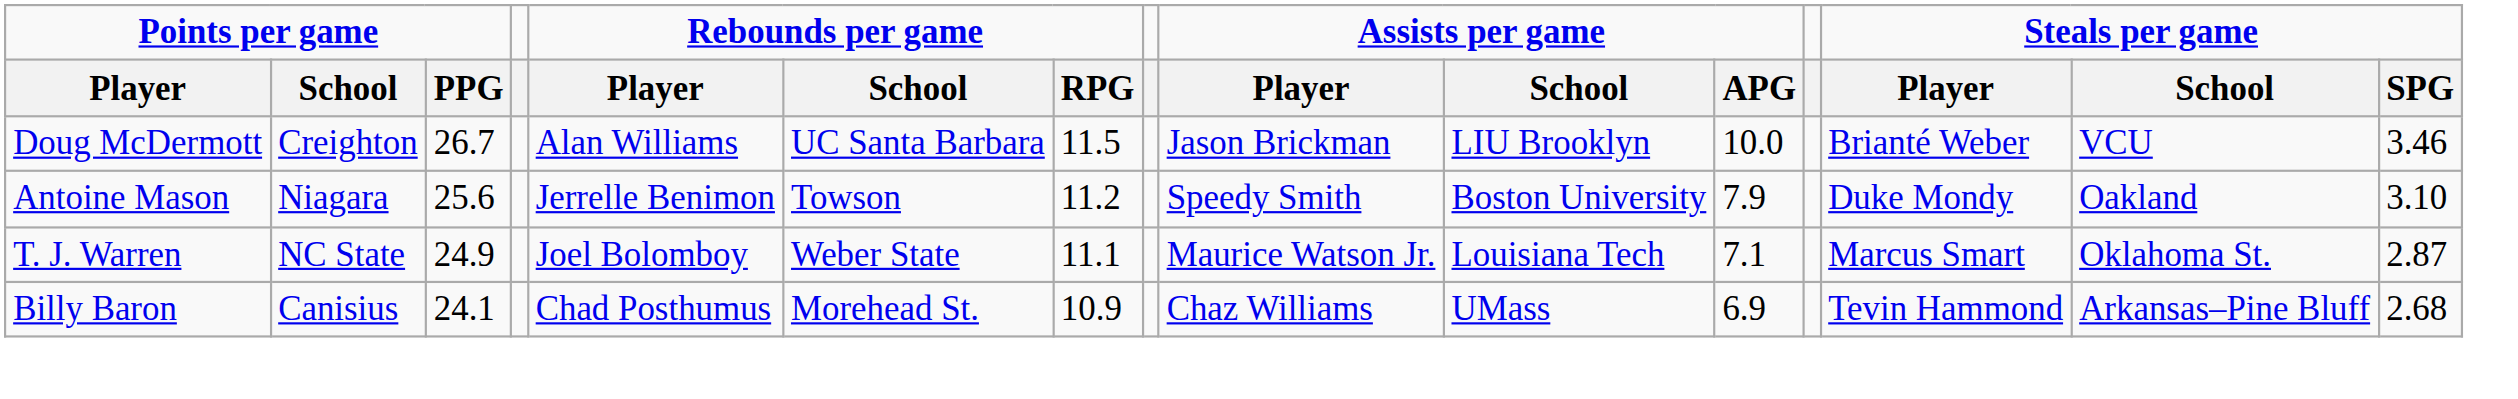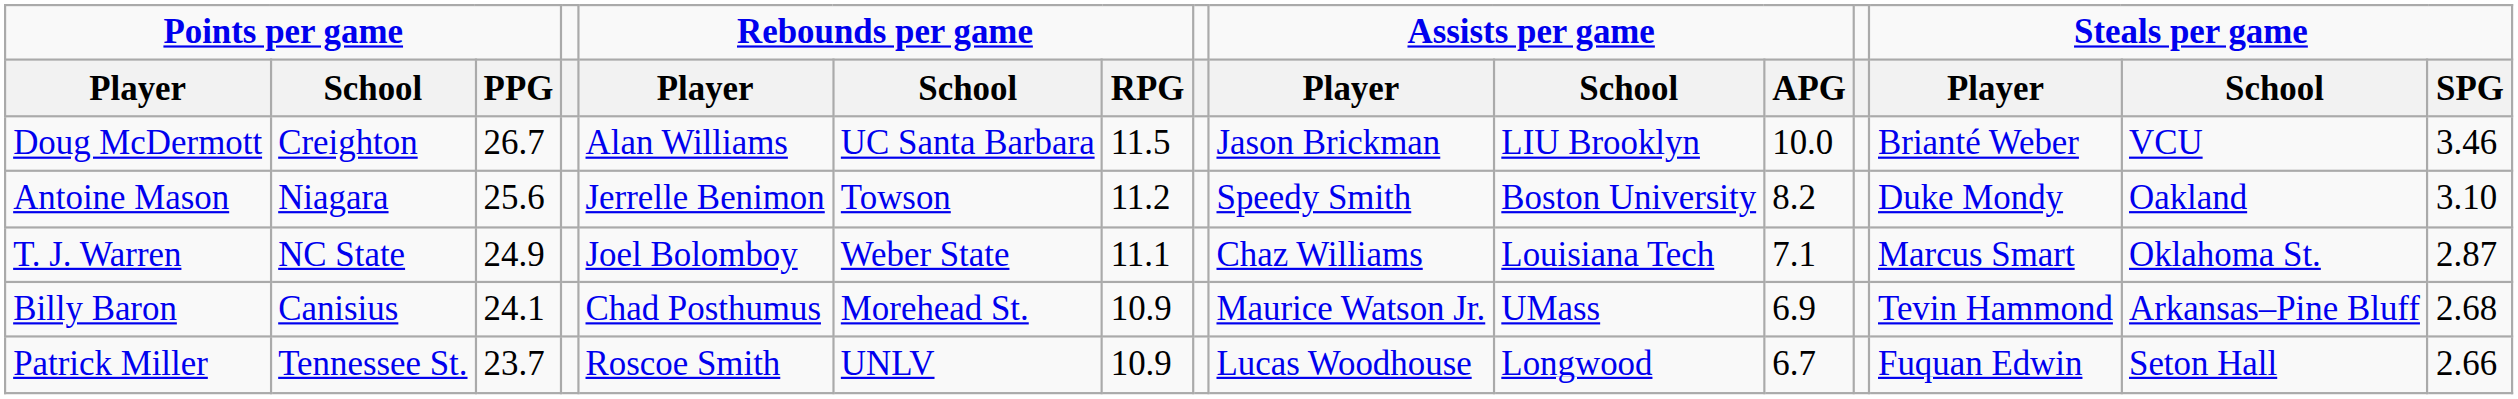(1744, 198) 7.9 -> (1794, 198) 8.2
(1301, 253) Maurice Watson Jr. -> (1320, 253) Chaz Williams
(1270, 308) Chaz Williams -> (1351, 308) Maurice Watson Jr.
+ row: (110, 364)
